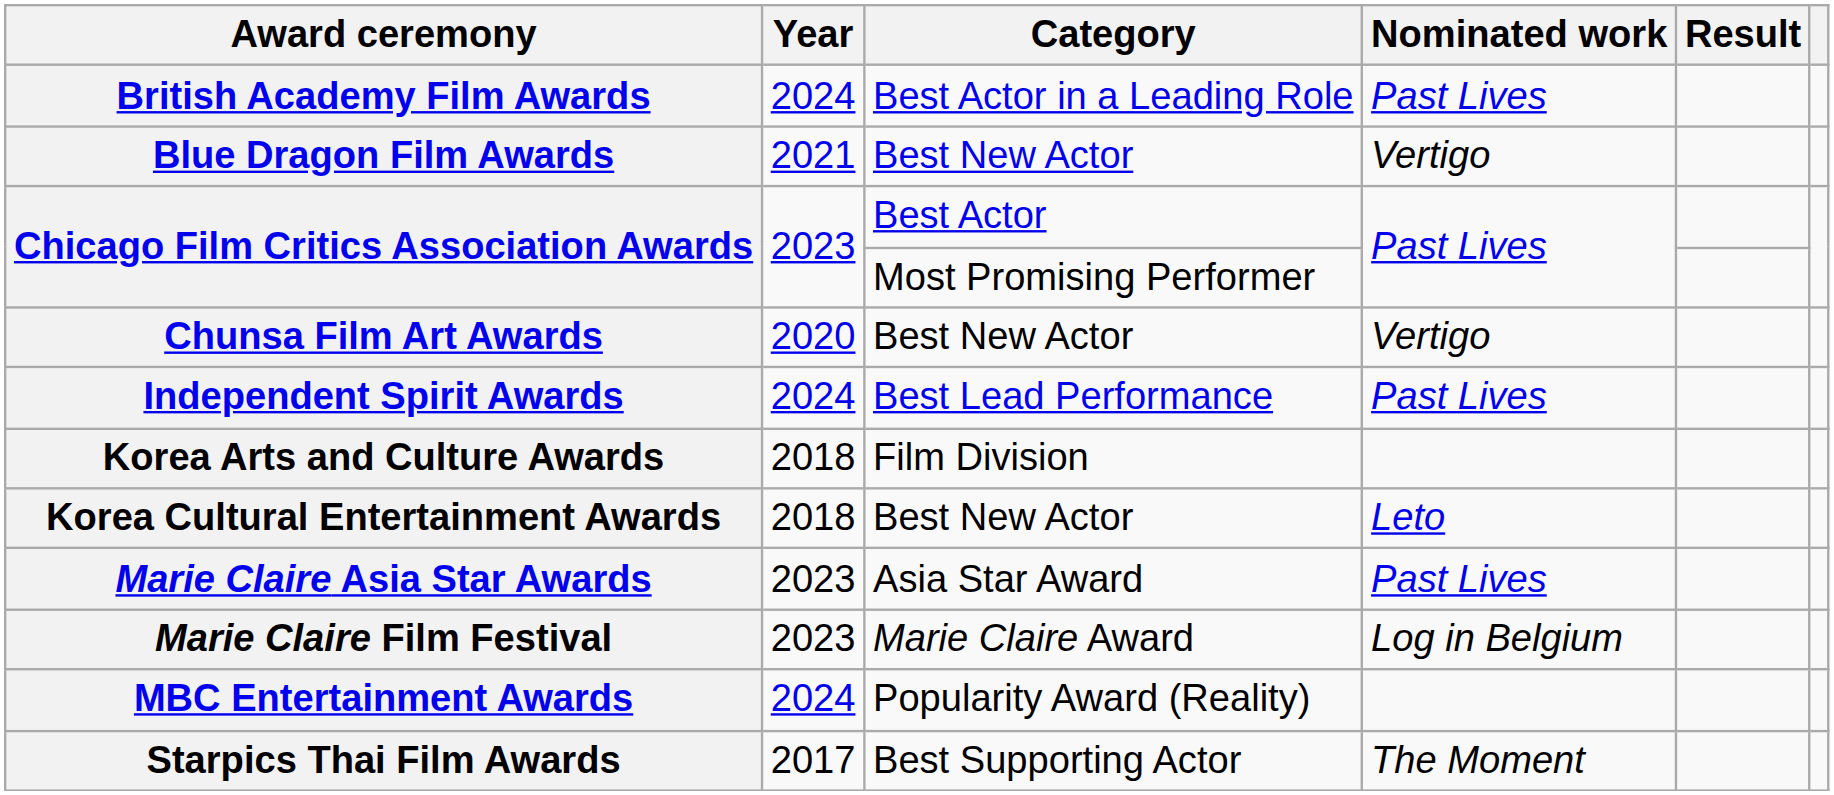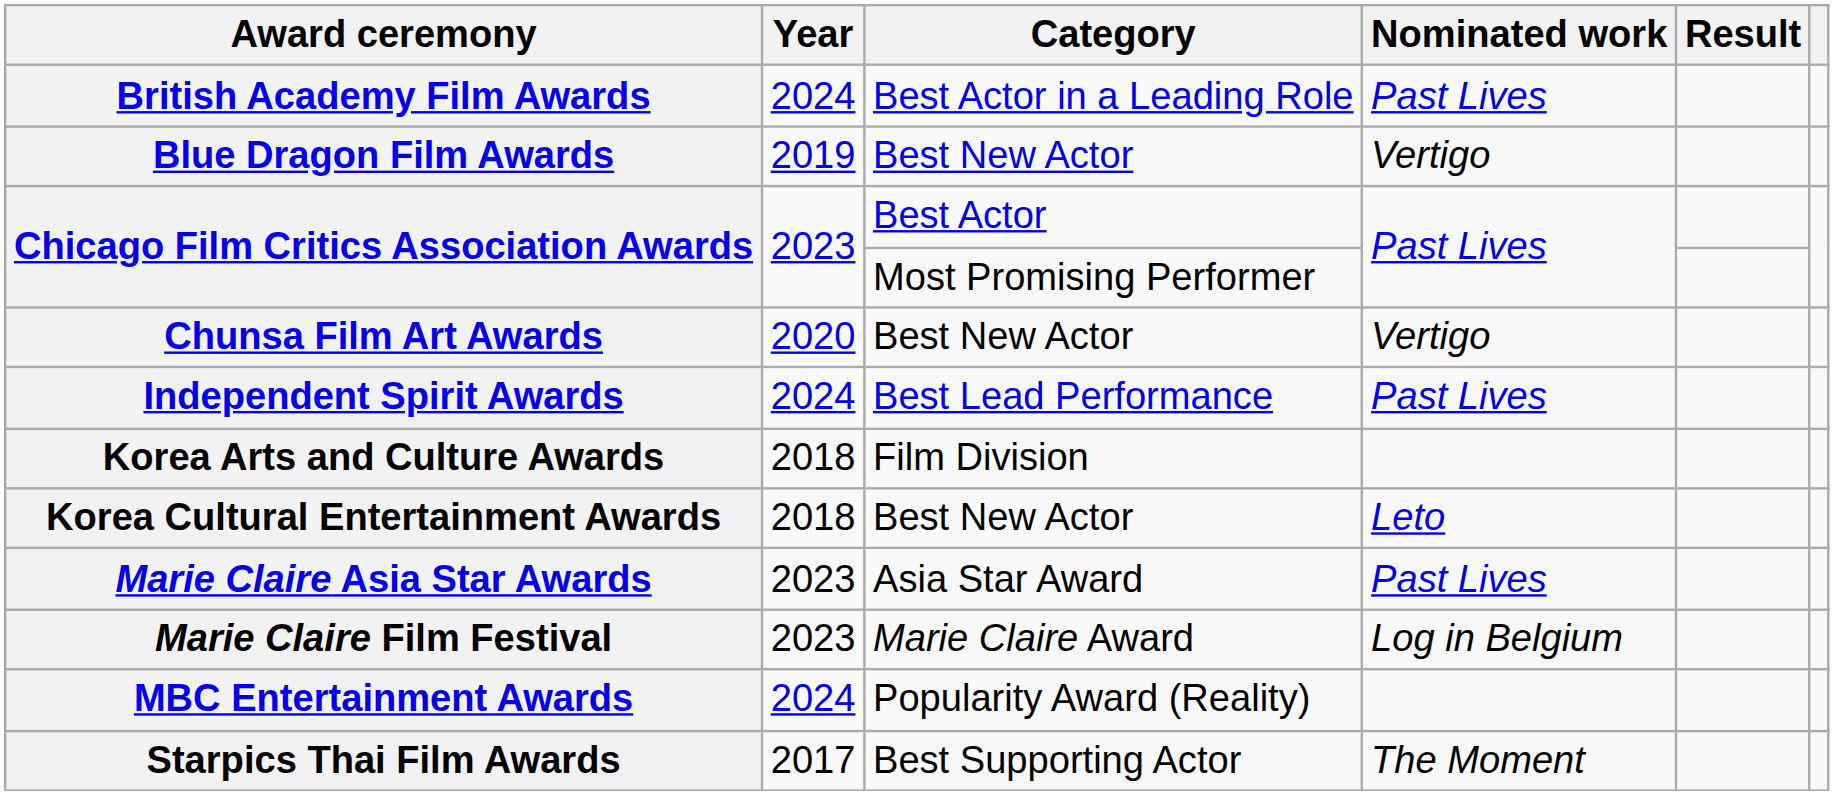(813, 155) 2021 -> (813, 155) 2019
